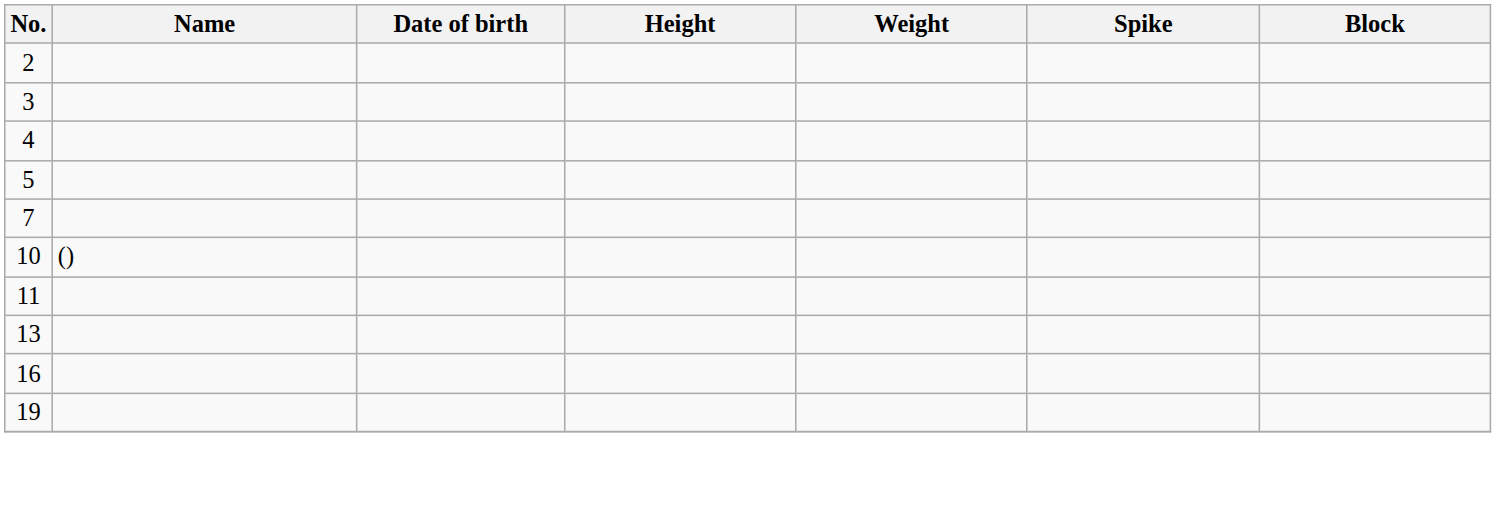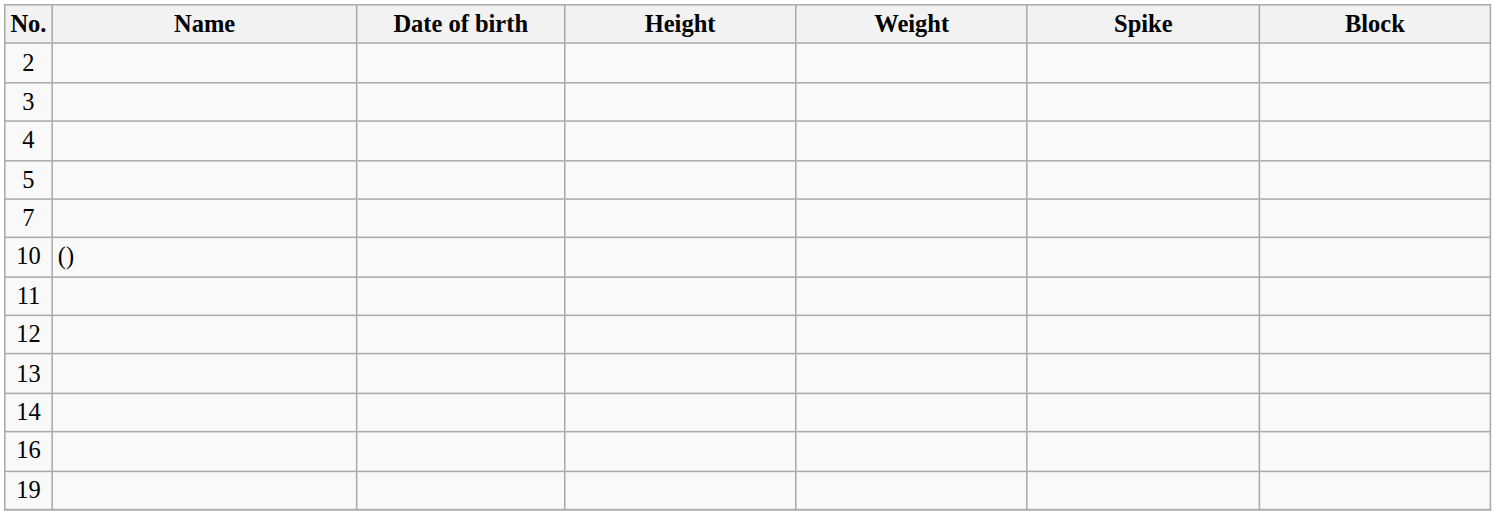+ row: (28, 334)
+ row: (28, 412)
